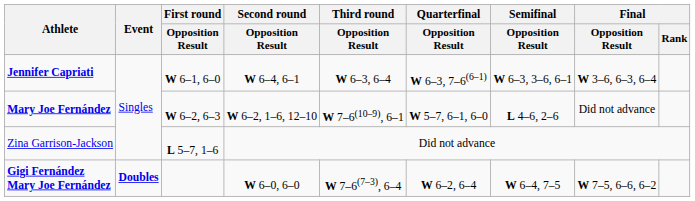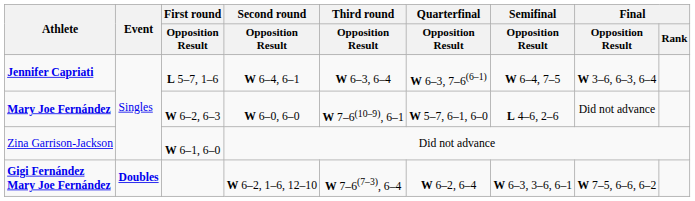(193, 80) W 6–1, 6–0 -> (193, 80) L 5–7, 1–6
(533, 80) W 6–3, 3–6, 6–1 -> (533, 80) W 6–4, 7–5
(272, 116) W 6–2, 1–6, 12–10 -> (272, 116) W 6–0, 6–0
(193, 150) L 5–7, 1–6 -> (193, 150) W 6–1, 6–0
(272, 185) W 6–0, 6–0 -> (272, 185) W 6–2, 1–6, 12–10
(533, 185) W 6–4, 7–5 -> (533, 185) W 6–3, 3–6, 6–1
